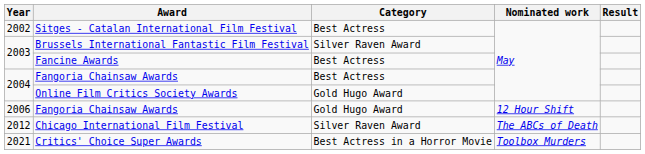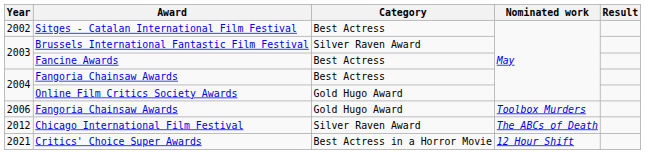(535, 109) 12 Hour Shift -> (541, 109) Toolbox Murders
(541, 141) Toolbox Murders -> (535, 141) 12 Hour Shift
